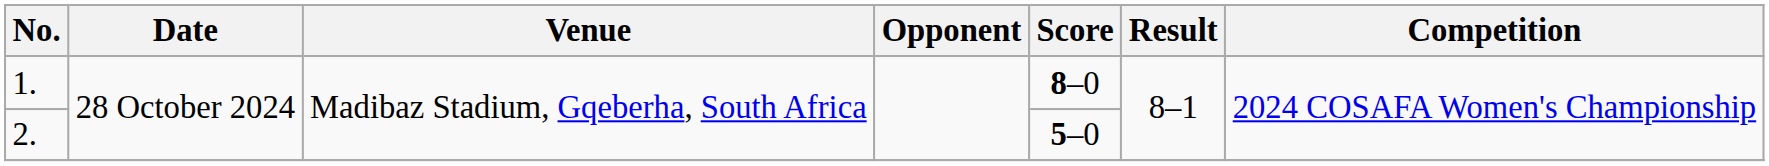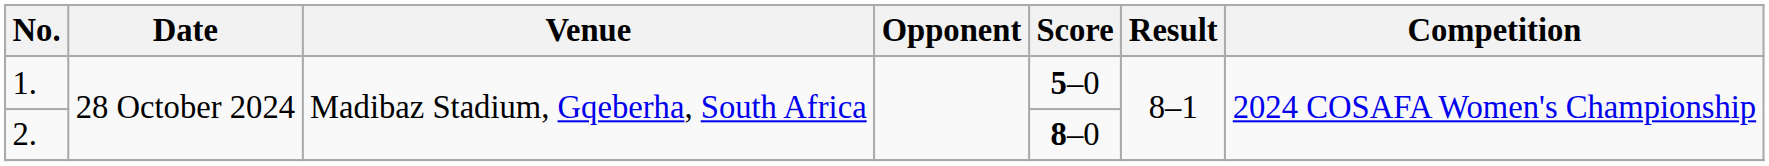(1075, 82) 8–0 -> (1075, 82) 5–0
(1075, 133) 5–0 -> (1075, 133) 8–0
